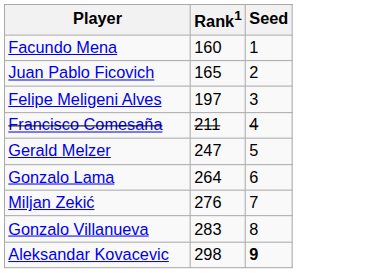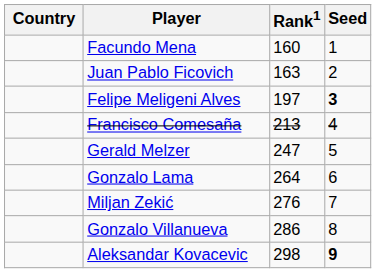+ column: (44, 19)
(208, 73) 165 -> (287, 73) 163
(254, 99) normal -> (333, 99) bold
(207, 125) 211 -> (287, 125) 213
(208, 228) 283 -> (287, 228) 286
